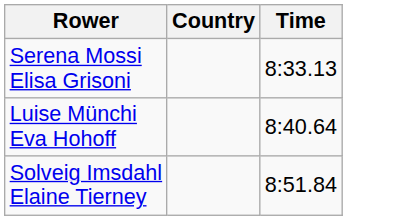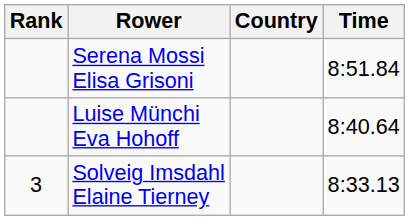+ column: (36, 21)
(301, 68) 8:33.13 -> (364, 68) 8:51.84
(301, 185) 8:51.84 -> (364, 185) 8:33.13
